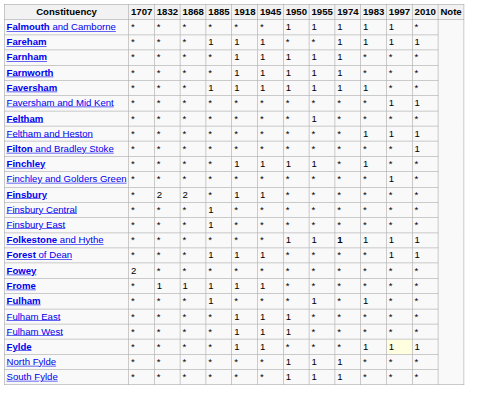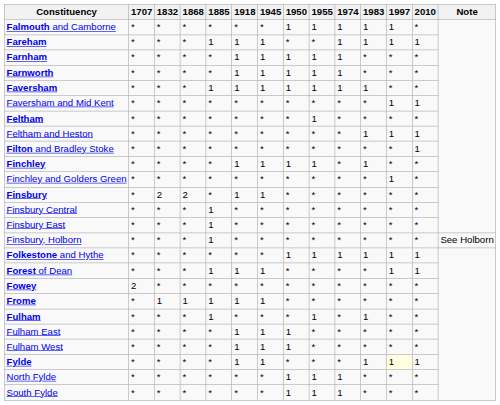+ row: (44, 240)
(340, 240) bold -> (340, 255) normal
